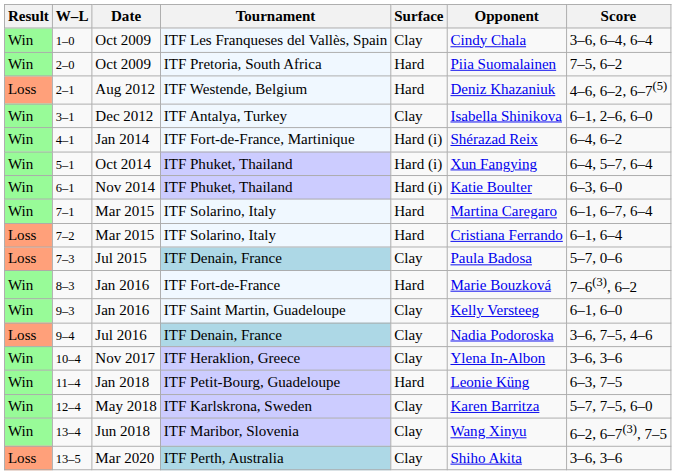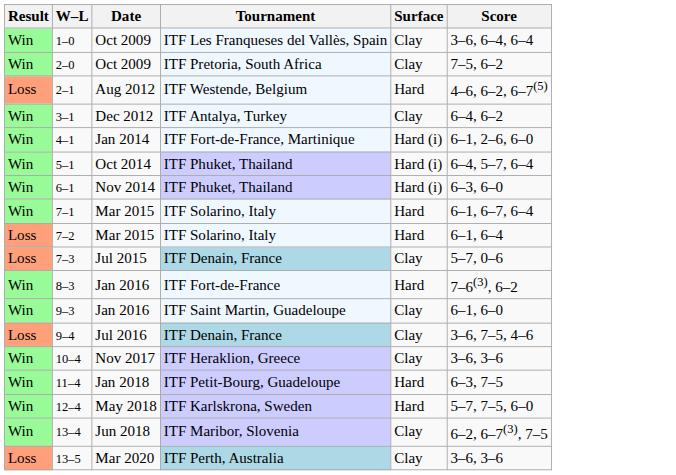- column: (507, 16)
(409, 64) Hard -> (408, 64) Clay
(611, 115) 6–1, 2–6, 6–0 -> (477, 115) 6–4, 6–2
(596, 139) 6–4, 6–2 -> (492, 139) 6–1, 2–6, 6–0
(408, 406) Clay -> (409, 406) Hard
